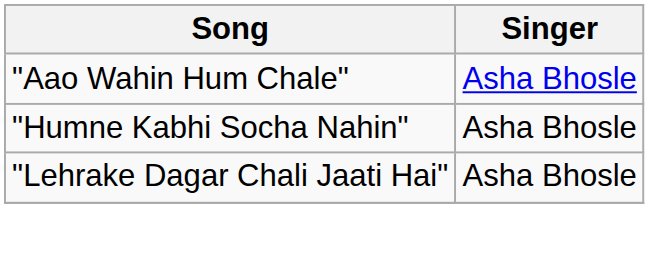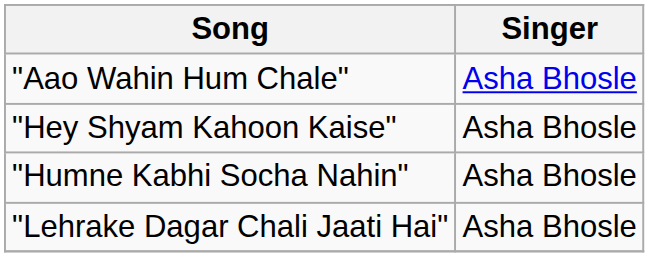+ row: (204, 127)
